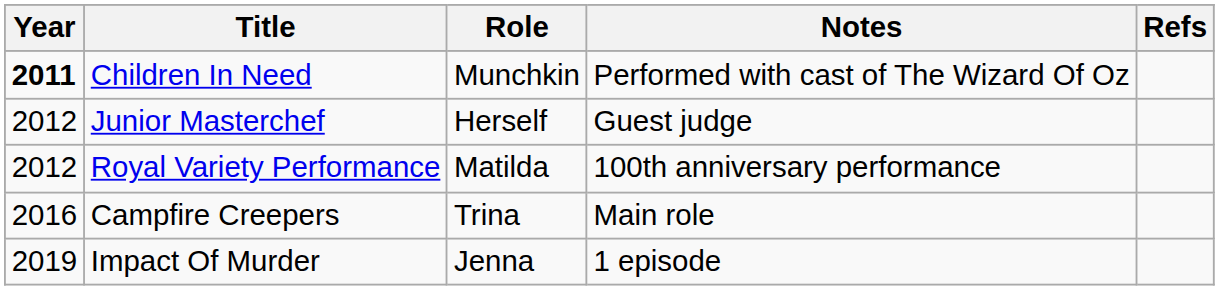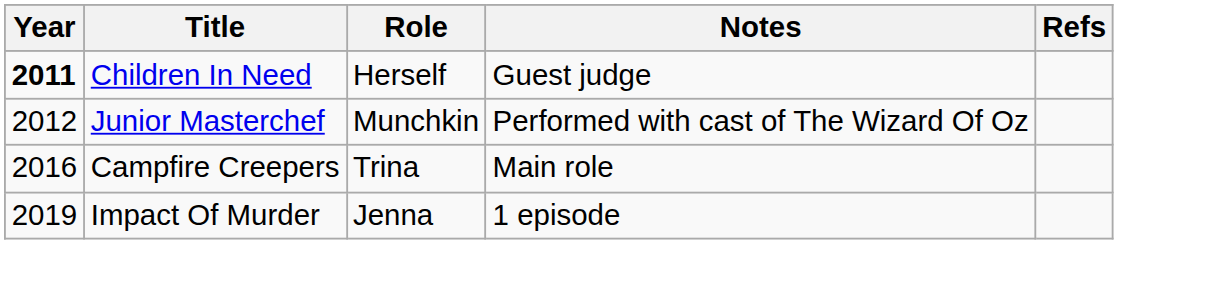(517, 74) Munchkin -> (400, 74) Herself
(862, 74) Performed with cast of The Wizard Of Oz -> (572, 74) Guest judge
(501, 121) Herself -> (416, 121) Munchkin
(673, 121) Guest judge -> (761, 121) Performed with cast of The Wizard Of Oz
- row: (266, 167)
